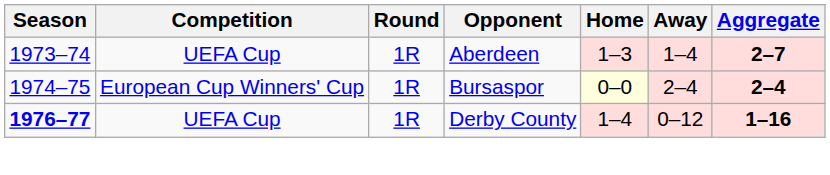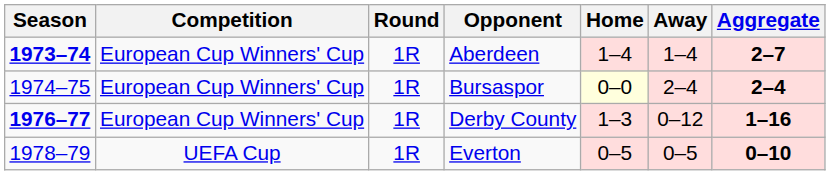(50, 53) normal -> (50, 53) bold
(232, 53) UEFA Cup -> (232, 53) European Cup Winners' Cup
(615, 53) 1–3 -> (615, 53) 1–4
(232, 119) UEFA Cup -> (232, 119) European Cup Winners' Cup
(615, 119) 1–4 -> (615, 119) 1–3
+ row: (485, 152)
